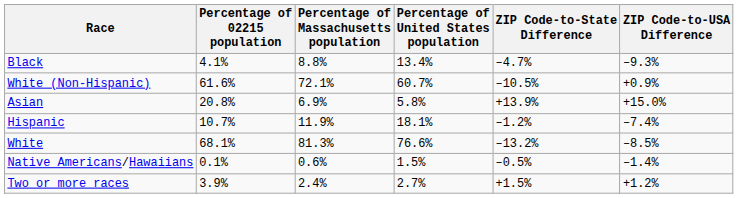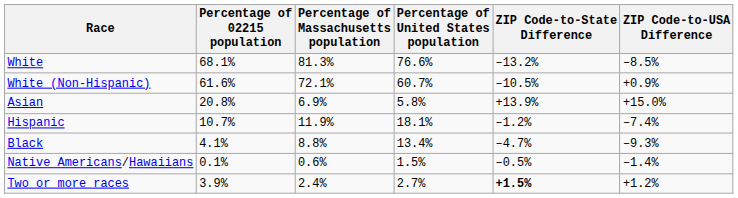rows swapped: (25, 143) <-> (25, 63)
(513, 183) normal -> (513, 183) bold
